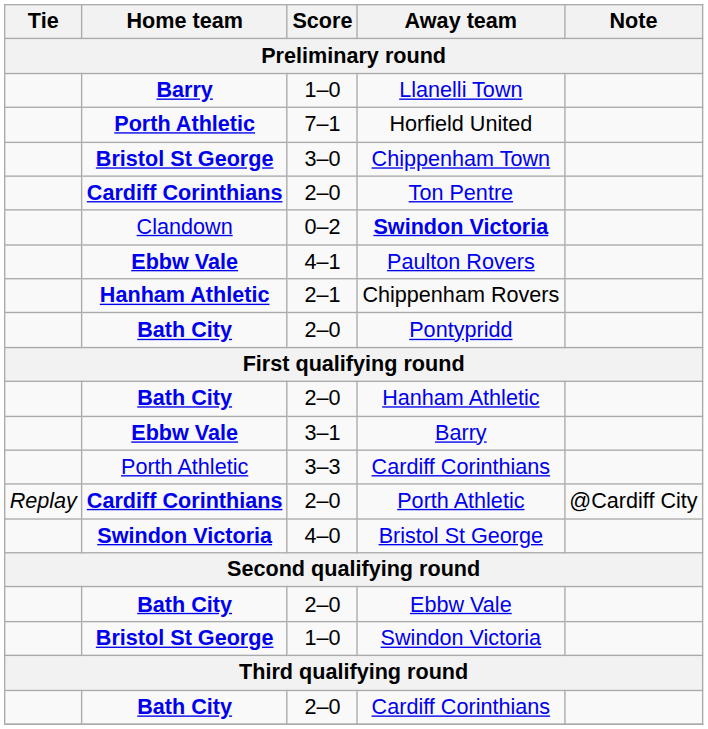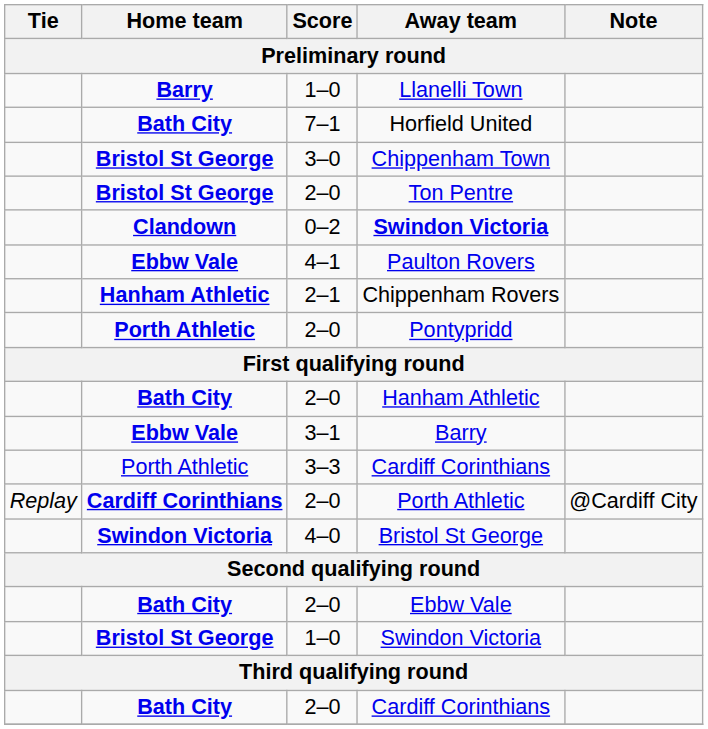(185, 124) Porth Athletic -> (185, 124) Bath City
(185, 192) Cardiff Corinthians -> (185, 192) Bristol St George
(185, 227) normal -> (185, 227) bold
(185, 329) Bath City -> (185, 329) Porth Athletic
